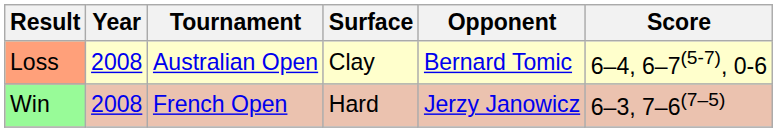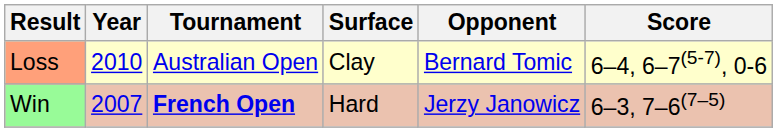(117, 62) 2008 -> (117, 62) 2010
(117, 105) 2008 -> (117, 105) 2007
(220, 105) normal -> (224, 105) bold
